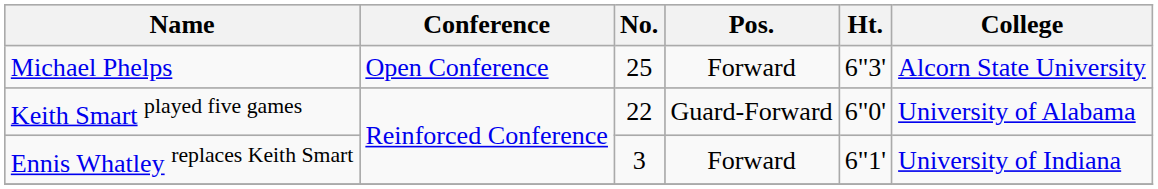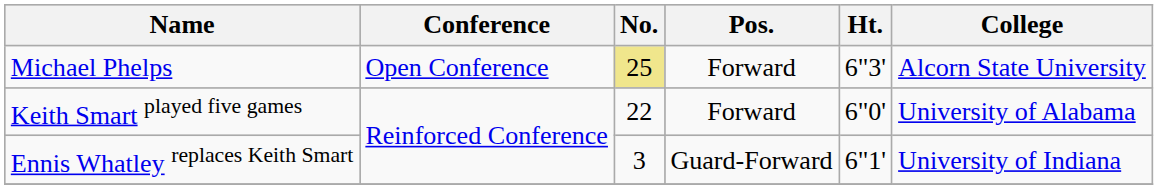(639, 66) no background -> (639, 66) khaki background
(752, 111) Guard-Forward -> (752, 111) Forward
(752, 159) Forward -> (752, 159) Guard-Forward
